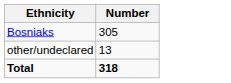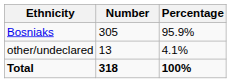+ column: (193, 13)
